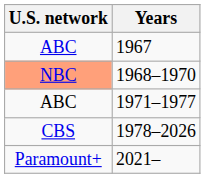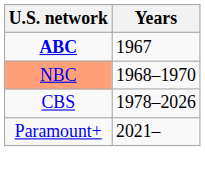(58, 46) normal -> (58, 46) bold
- row: (156, 103)
